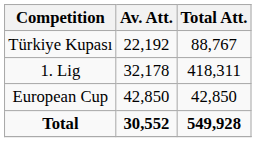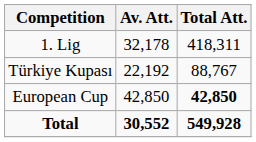rows swapped: (60, 70) <-> (60, 44)
(214, 96) normal -> (214, 96) bold
